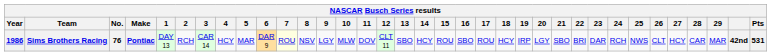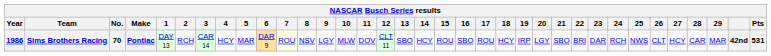(117, 40) 76 -> (117, 40) 70
